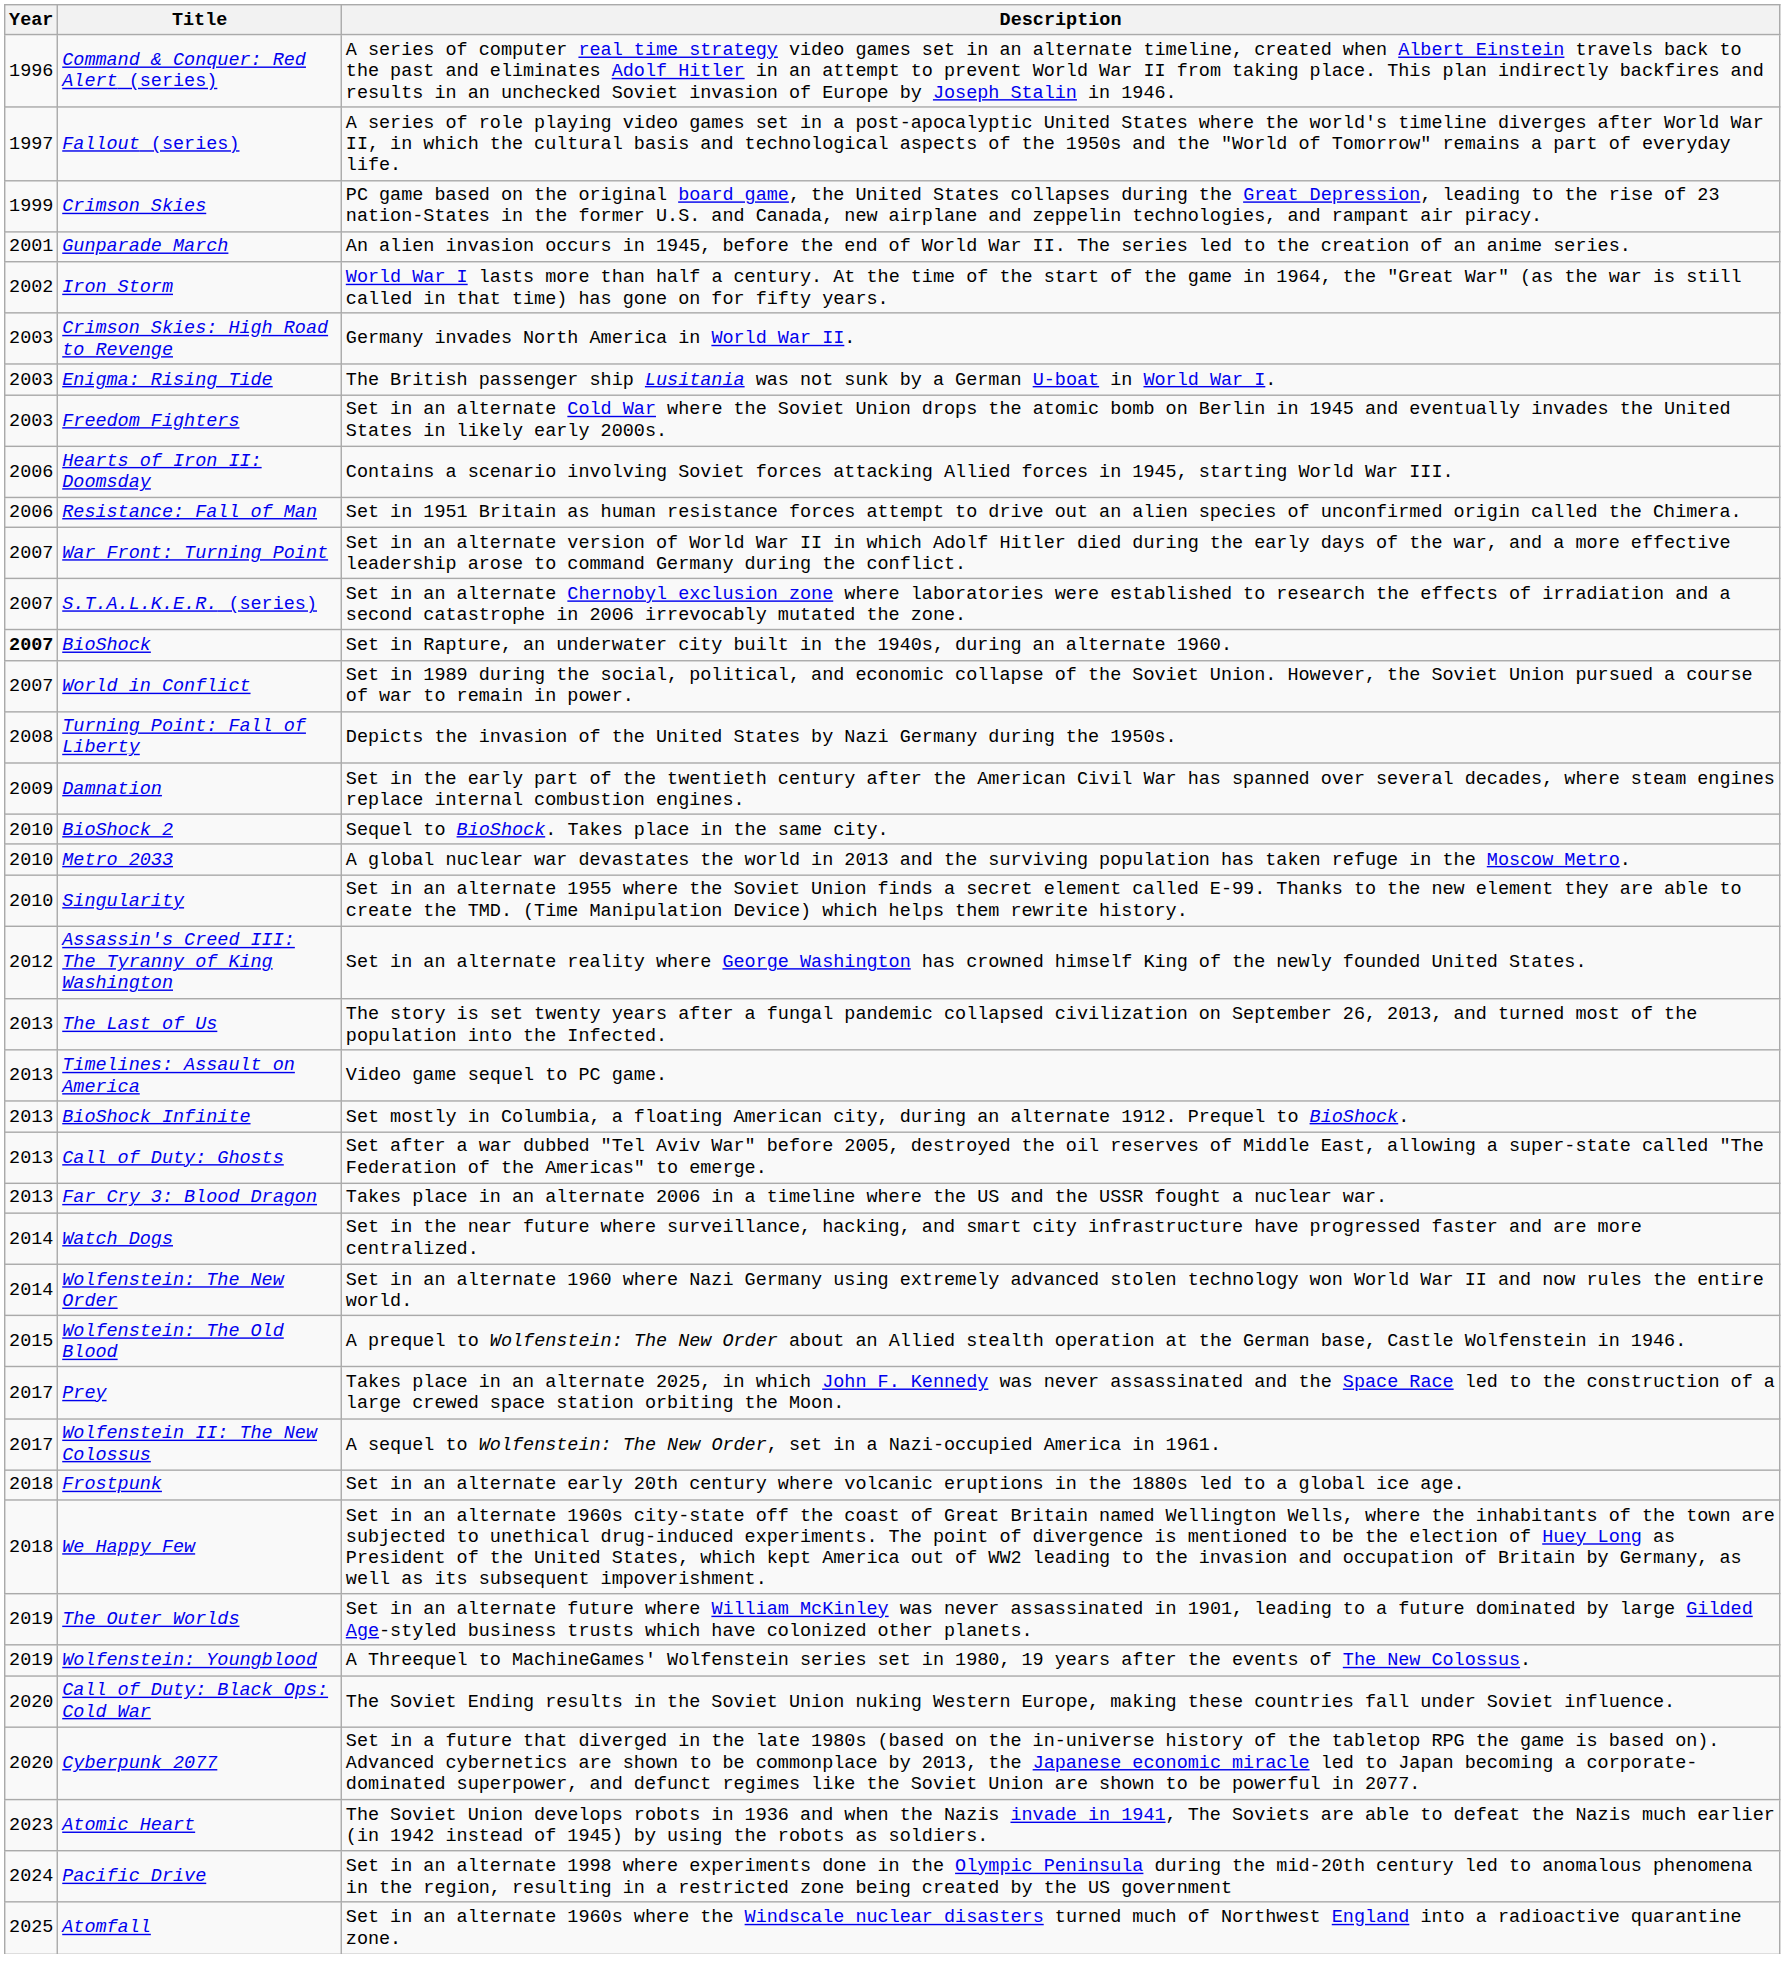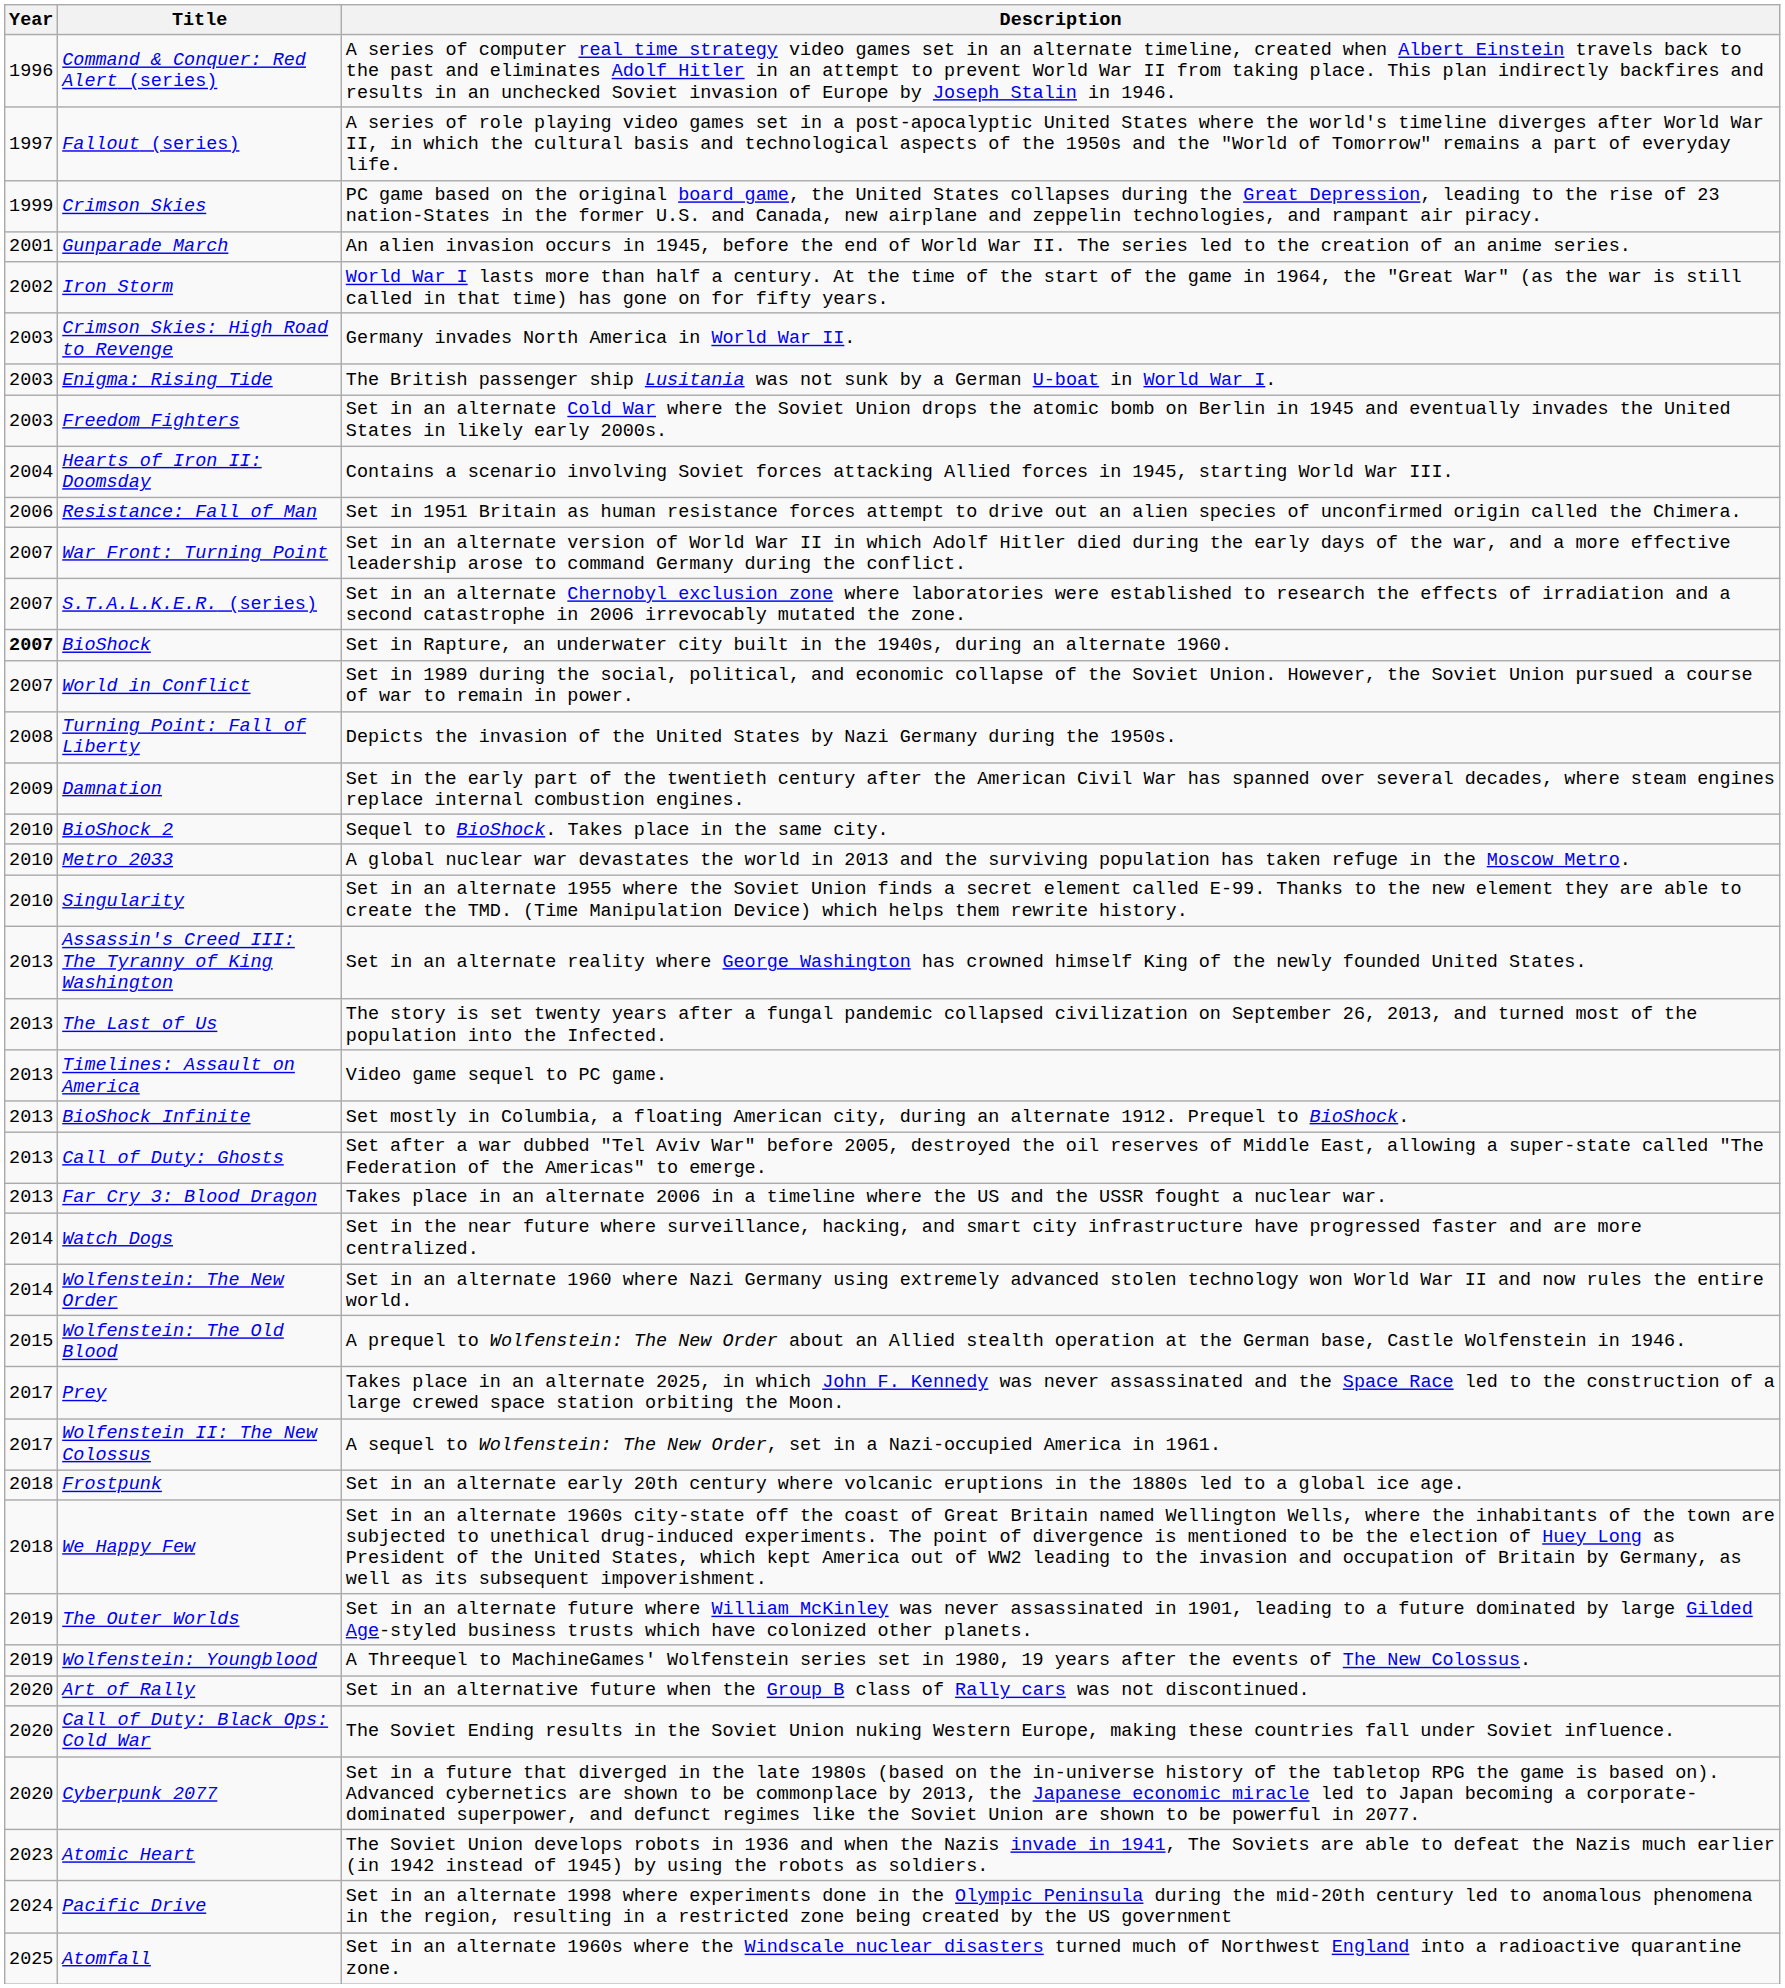(31, 472) 2006 -> (31, 472) 2004
(31, 962) 2012 -> (31, 962) 2013
+ row: (129, 1690)
